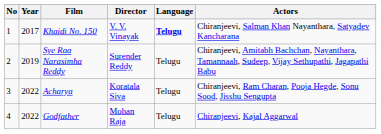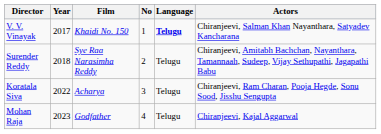columns swapped: (12, 12) <-> (131, 12)
(30, 61) 2019 -> (62, 61) 2018
(30, 116) 2022 -> (62, 116) 2023
